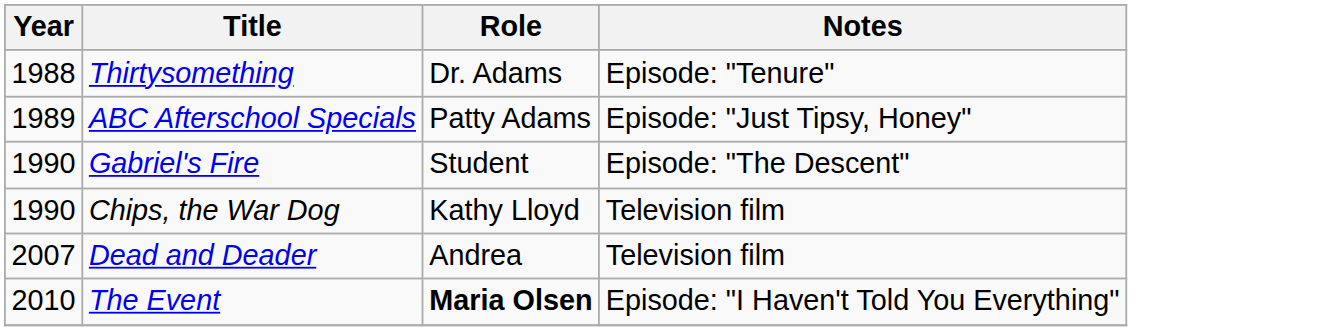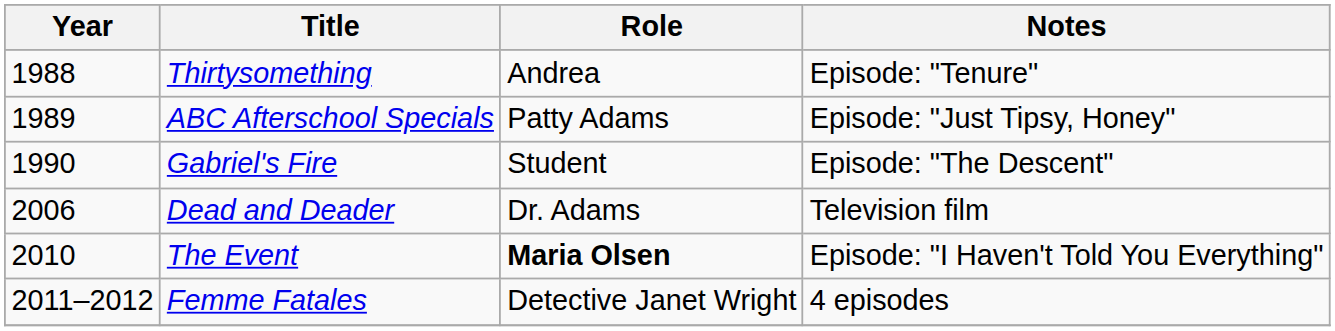(496, 73) Dr. Adams -> (554, 73) Andrea
- row: (214, 210)
(44, 255) 2007 -> (44, 210) 2006
(476, 255) Andrea -> (574, 210) Dr. Adams
+ row: (267, 301)
